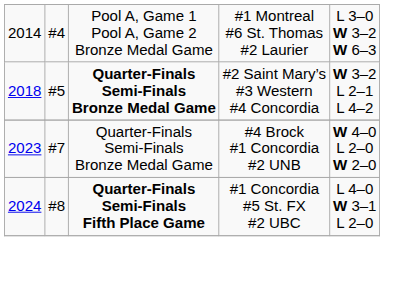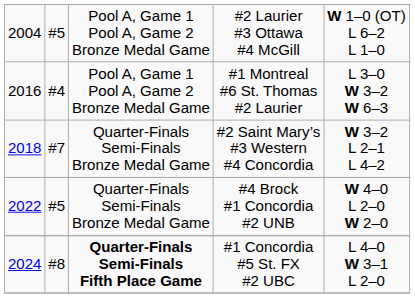+ row: (269, 33)
(25, 33) 2014 -> (25, 91) 2016
(57, 91) #5 -> (57, 148) #7
(144, 91) bold -> (141, 148) normal
(25, 148) 2023 -> (25, 206) 2022
(57, 148) #7 -> (57, 206) #5
